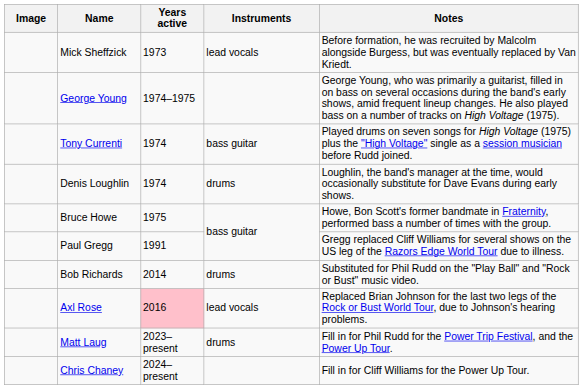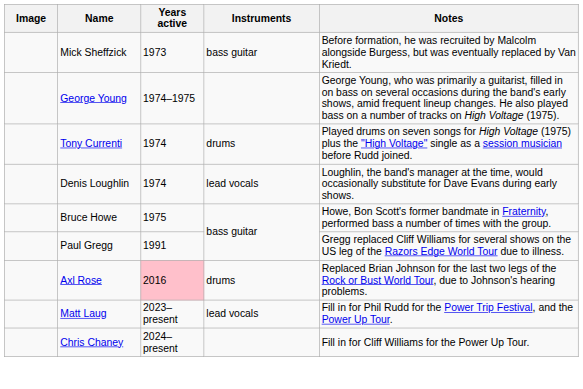(232, 52) lead vocals -> (232, 52) bass guitar
(232, 144) bass guitar -> (221, 144) drums
(221, 184) drums -> (232, 184) lead vocals
- row: (91, 274)
(232, 308) lead vocals -> (221, 280) drums
(221, 342) drums -> (232, 314) lead vocals
